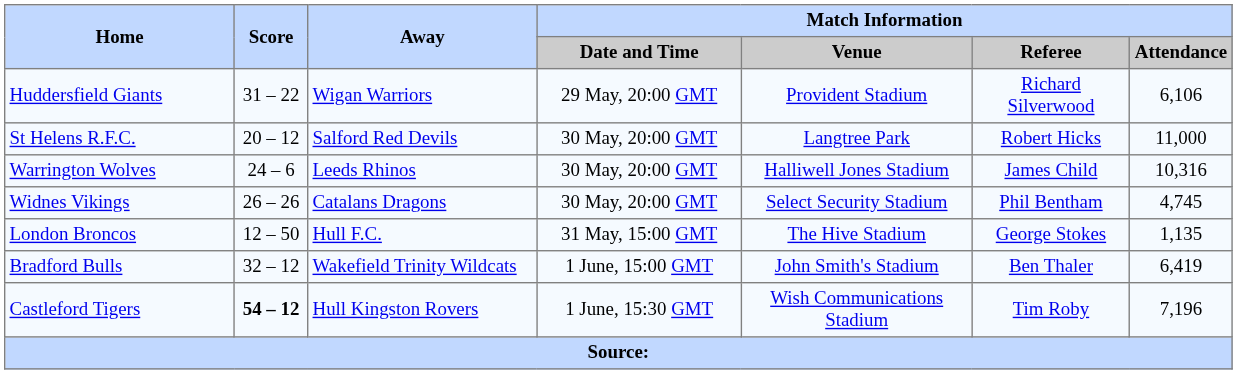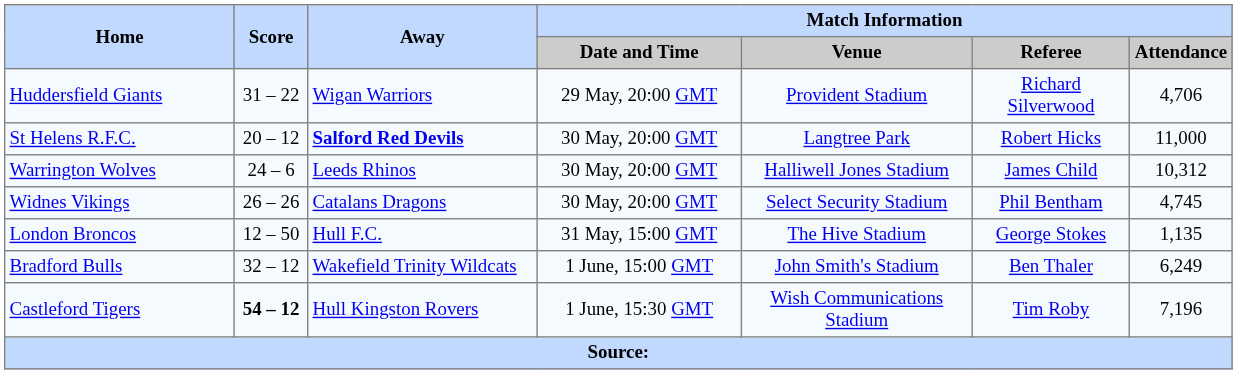(1181, 95) 6,106 -> (1181, 95) 4,706
(385, 138) normal -> (388, 138) bold
(1181, 170) 10,316 -> (1181, 170) 10,312
(1181, 266) 6,419 -> (1181, 266) 6,249
